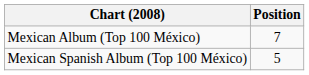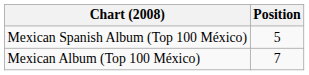rows swapped: (104, 37) <-> (127, 59)
